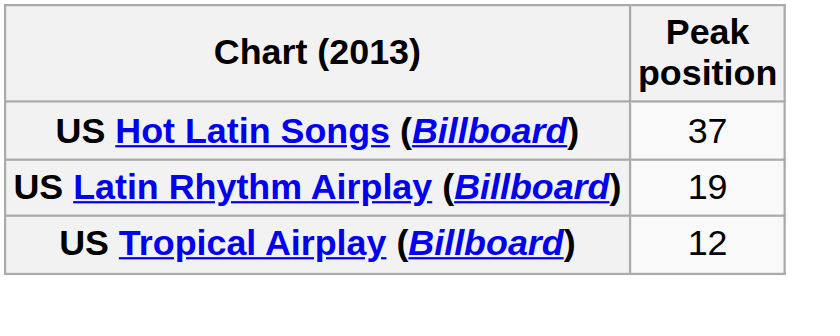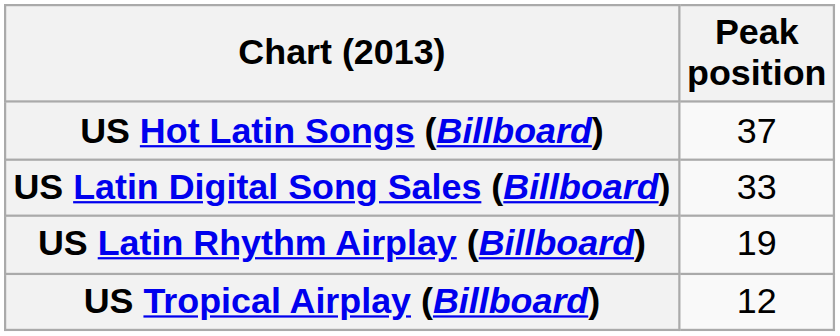+ row: (342, 186)
